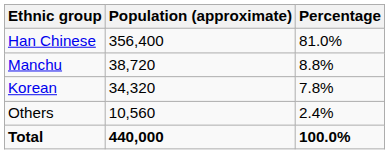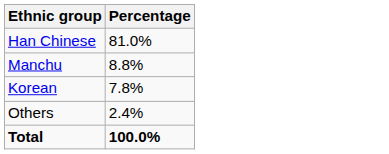- column: (200, 16)
